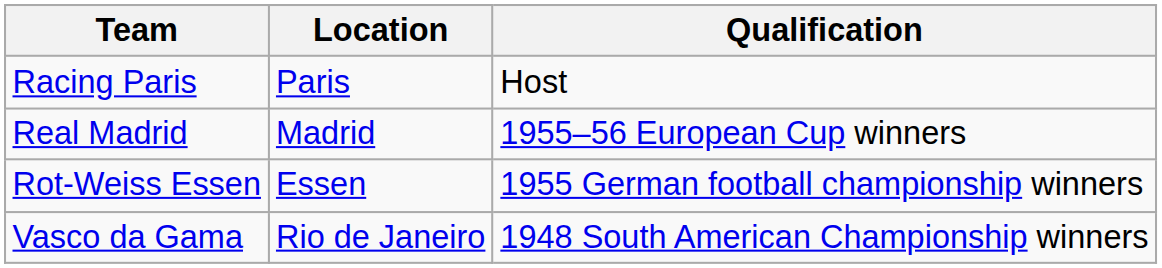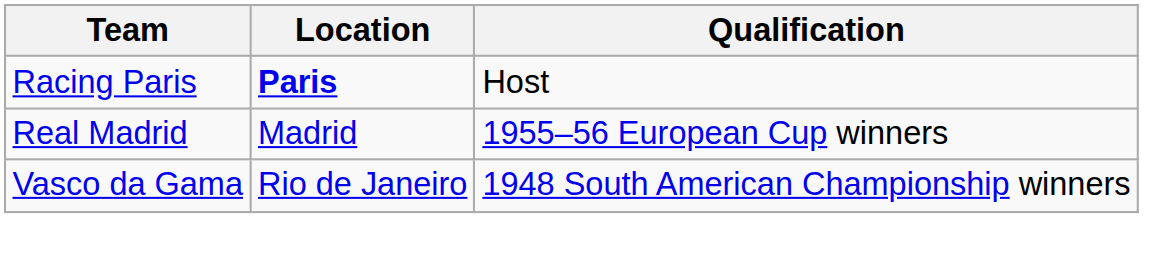(313, 81) normal -> (298, 81) bold
- row: (137, 184)
